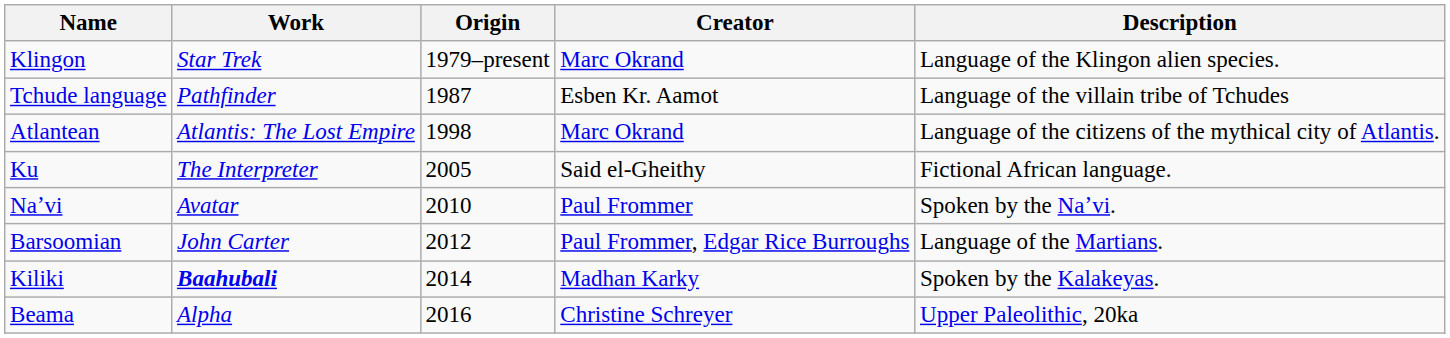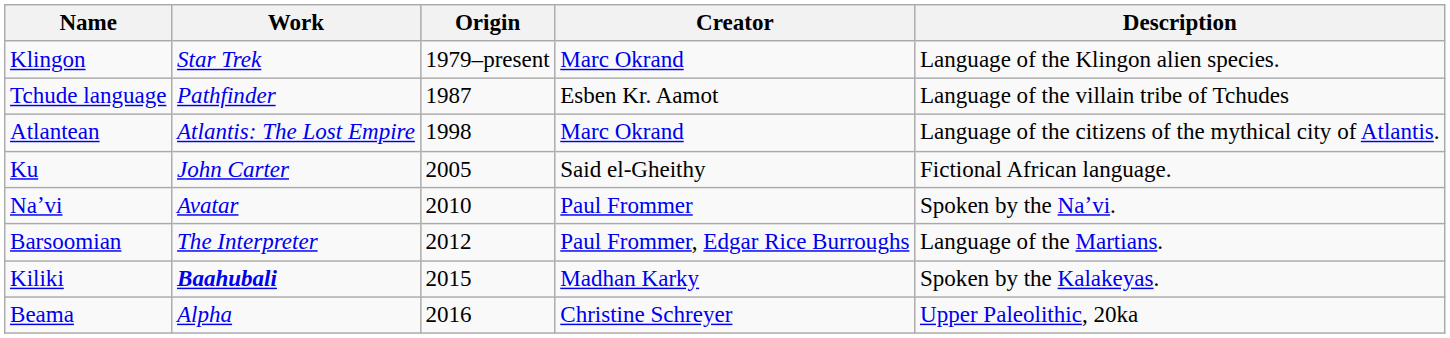(247, 168) The Interpreter -> (233, 168) John Carter
(233, 242) John Carter -> (247, 242) The Interpreter
(449, 278) 2014 -> (449, 278) 2015
